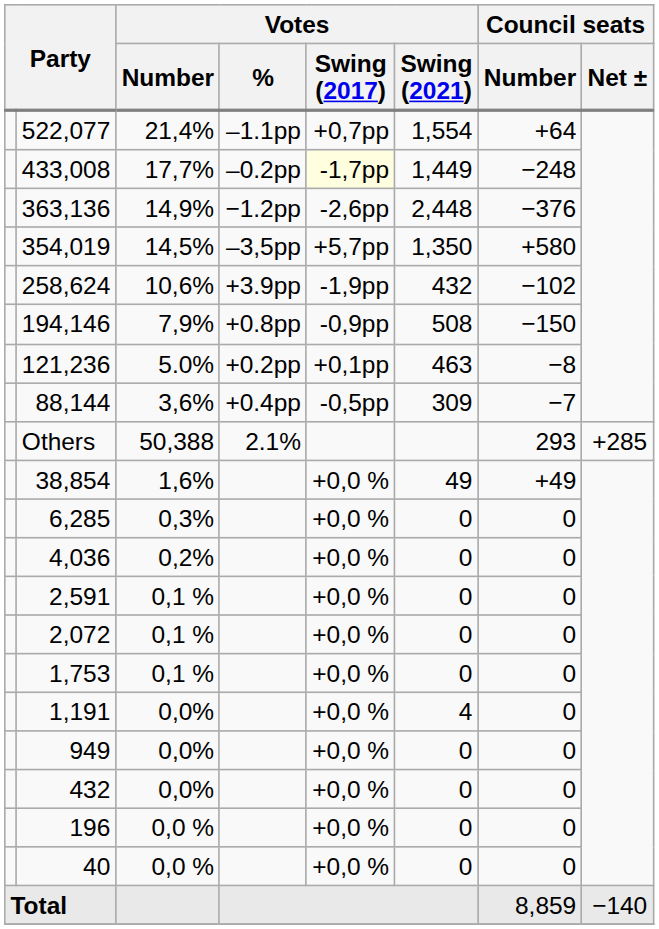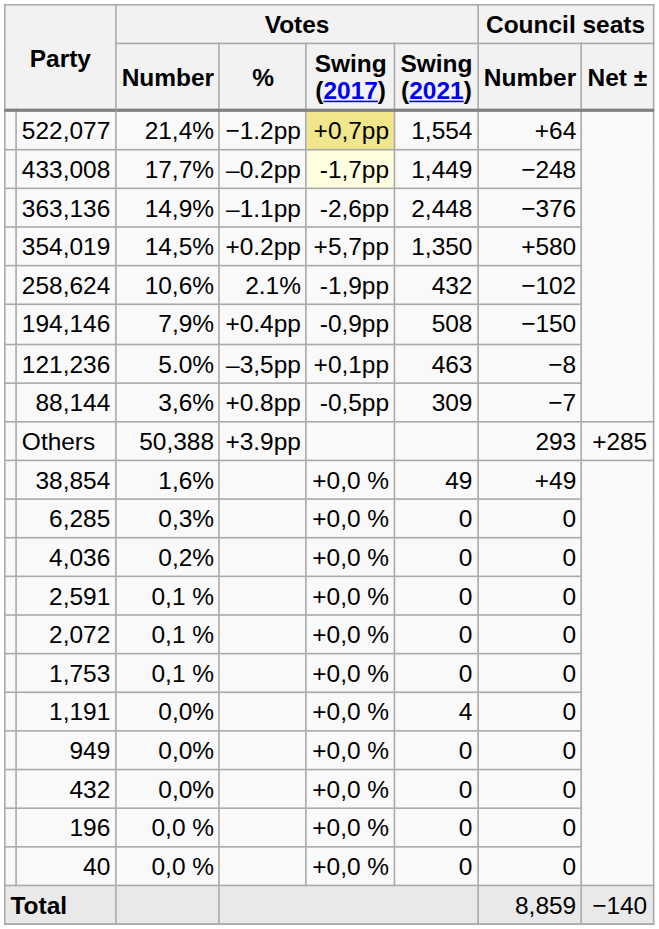(263, 131) –1.1pp -> (263, 131) −1.2pp
(351, 131) no background -> (351, 131) khaki background
(263, 208) −1.2pp -> (263, 208) –1.1pp
(263, 247) –3,5pp -> (263, 247) +0.2pp
(263, 286) +3.9pp -> (273, 286) 2.1%
(263, 325) +0.8pp -> (263, 325) +0.4pp
(263, 363) +0.2pp -> (263, 363) –3,5pp
(263, 402) +0.4pp -> (263, 402) +0.8pp
(273, 441) 2.1% -> (263, 441) +3.9pp
